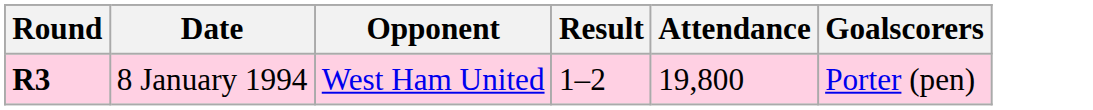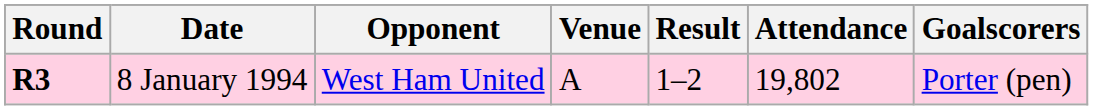+ column: (600, 29)
(701, 78) 19,800 -> (798, 78) 19,802
